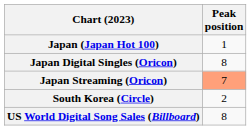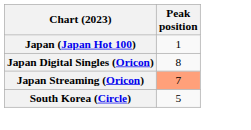(224, 98) 2 -> (178, 98) 5
- row: (103, 116)
